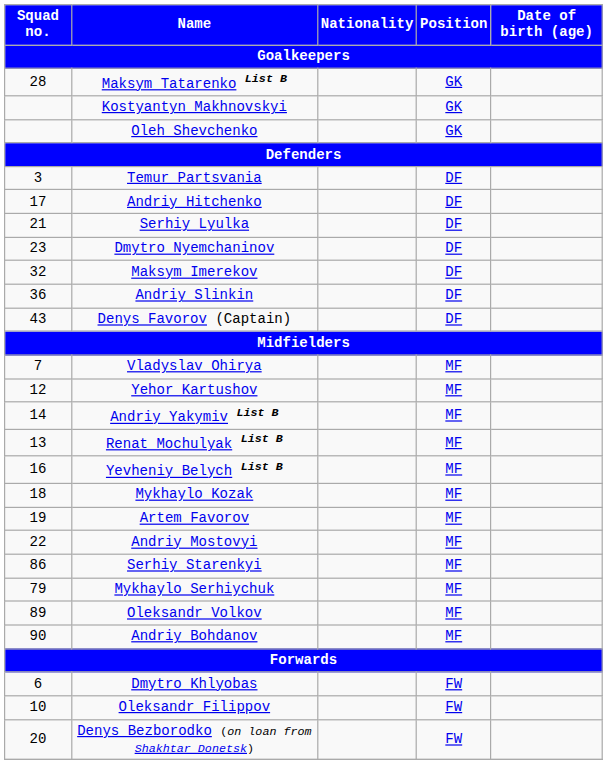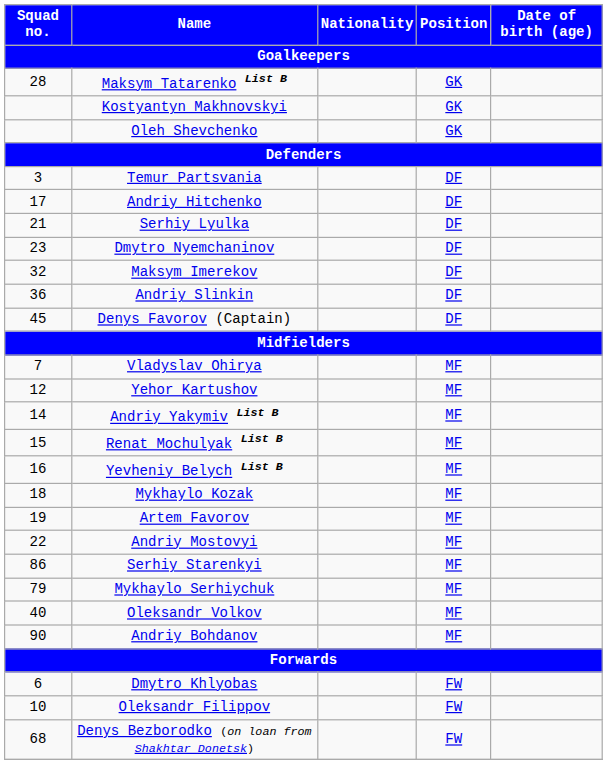(38, 319) 43 -> (38, 319) 45
(38, 443) 13 -> (38, 443) 15
(38, 613) 89 -> (38, 613) 40
(38, 739) 20 -> (38, 739) 68
